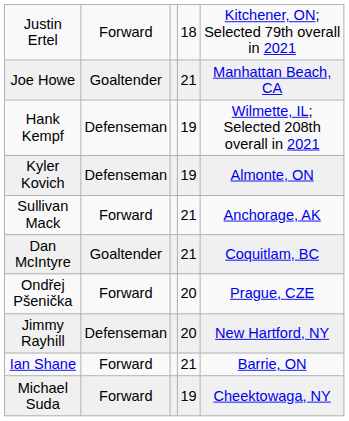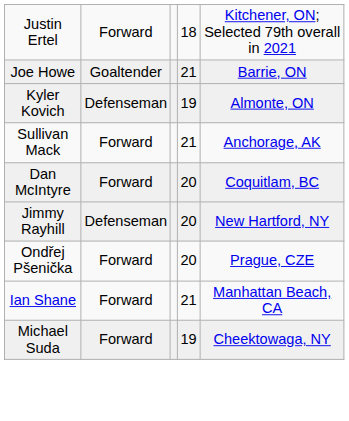(272, 80) Manhattan Beach, CA -> (272, 71) Barrie, ON
- row: (43, 127)
(126, 254) Goaltender -> (126, 182) Forward
(189, 254) 21 -> (189, 182) 20
rows swapped: (43, 293) <-> (43, 333)
(272, 364) Barrie, ON -> (272, 300) Manhattan Beach, CA
